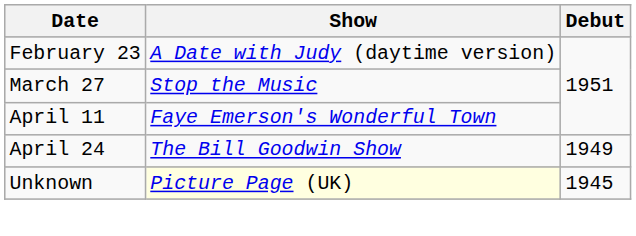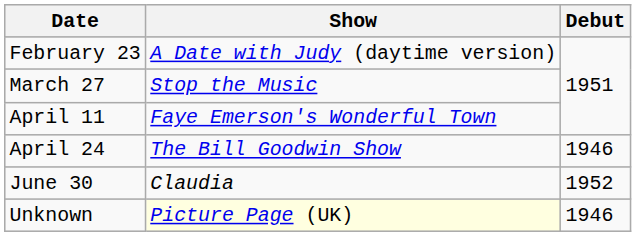(589, 151) 1949 -> (589, 151) 1946
+ row: (51, 183)
(589, 183) 1945 -> (589, 215) 1946
